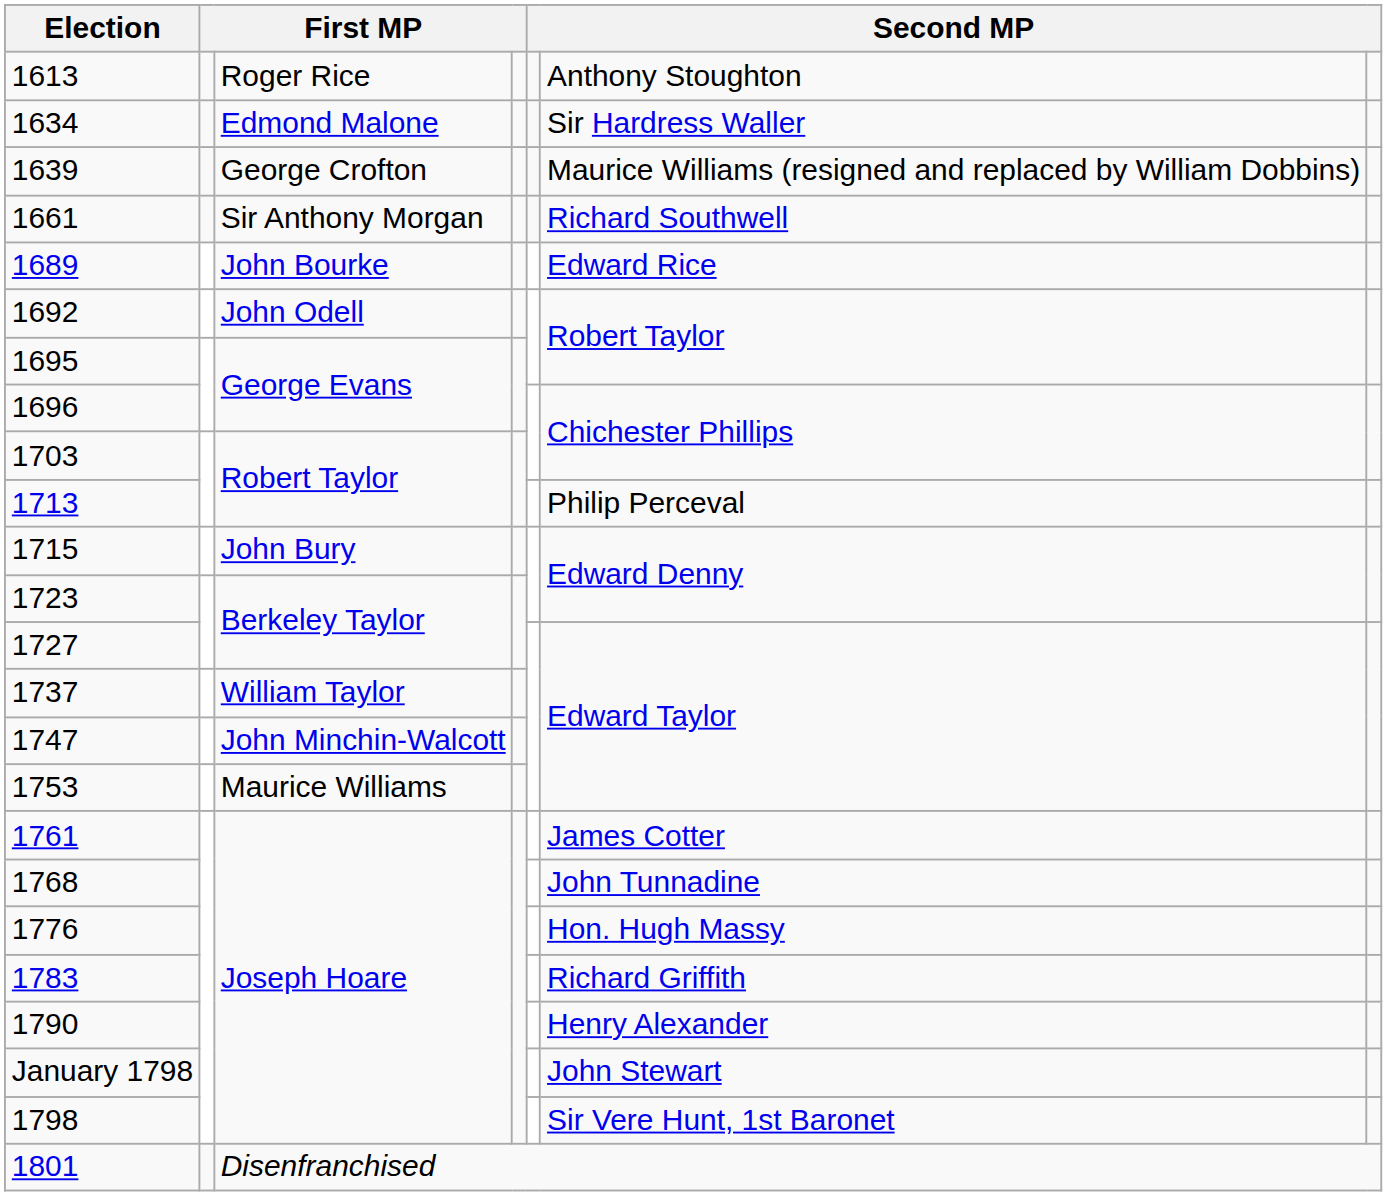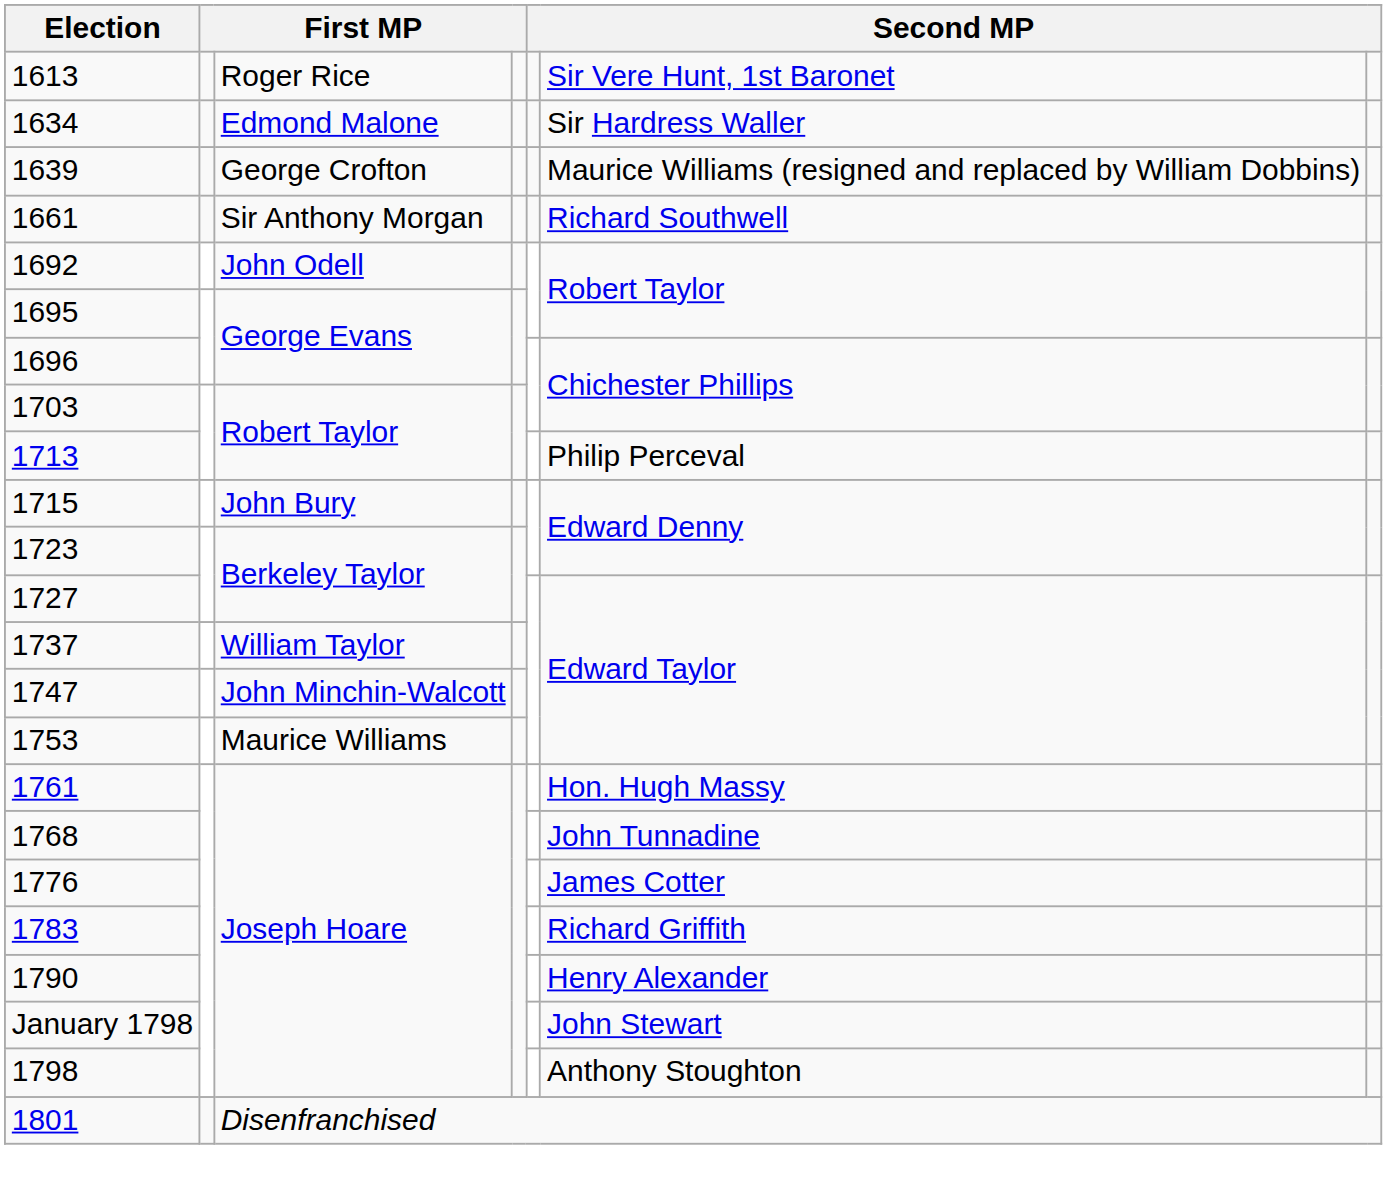(674, 75) Anthony Stoughton -> (721, 75) Sir Vere Hunt, 1st Baronet
- row: (45, 265)
(636, 834) James Cotter -> (666, 787) Hon. Hugh Massy
(666, 929) Hon. Hugh Massy -> (636, 882) James Cotter
(721, 1119) Sir Vere Hunt, 1st Baronet -> (674, 1072) Anthony Stoughton
